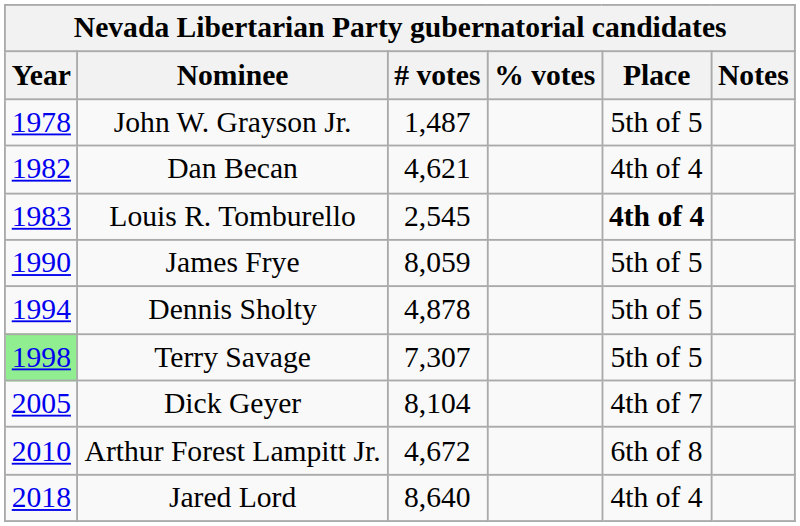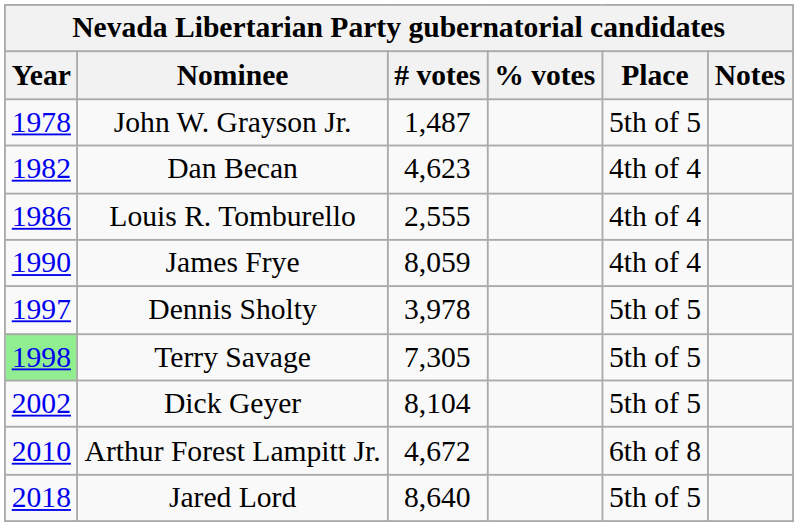(437, 168) 4,621 -> (437, 168) 4,623
(41, 215) 1983 -> (41, 215) 1986
(437, 215) 2,545 -> (437, 215) 2,555
(657, 215) bold -> (655, 215) normal
(657, 262) 5th of 5 -> (655, 262) 4th of 4
(41, 309) 1994 -> (41, 309) 1997
(437, 309) 4,878 -> (437, 309) 3,978
(437, 356) 7,307 -> (437, 356) 7,305
(41, 403) 2005 -> (41, 403) 2002
(657, 403) 4th of 7 -> (655, 403) 5th of 5
(657, 497) 4th of 4 -> (655, 497) 5th of 5
